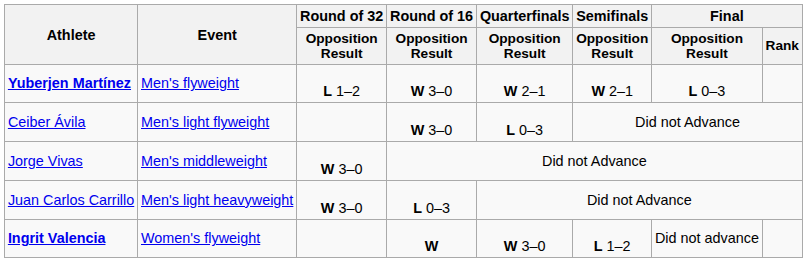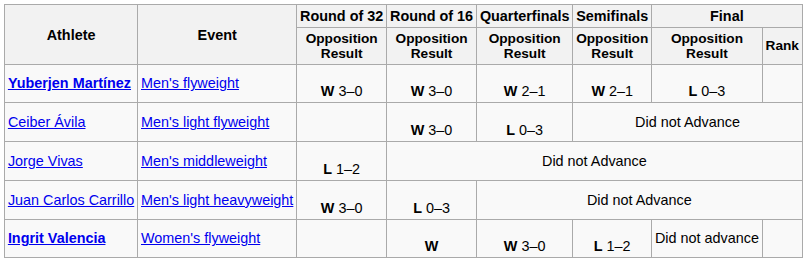(342, 91) L 1–2 -> (342, 91) W 3–0
(342, 169) W 3–0 -> (342, 169) L 1–2
